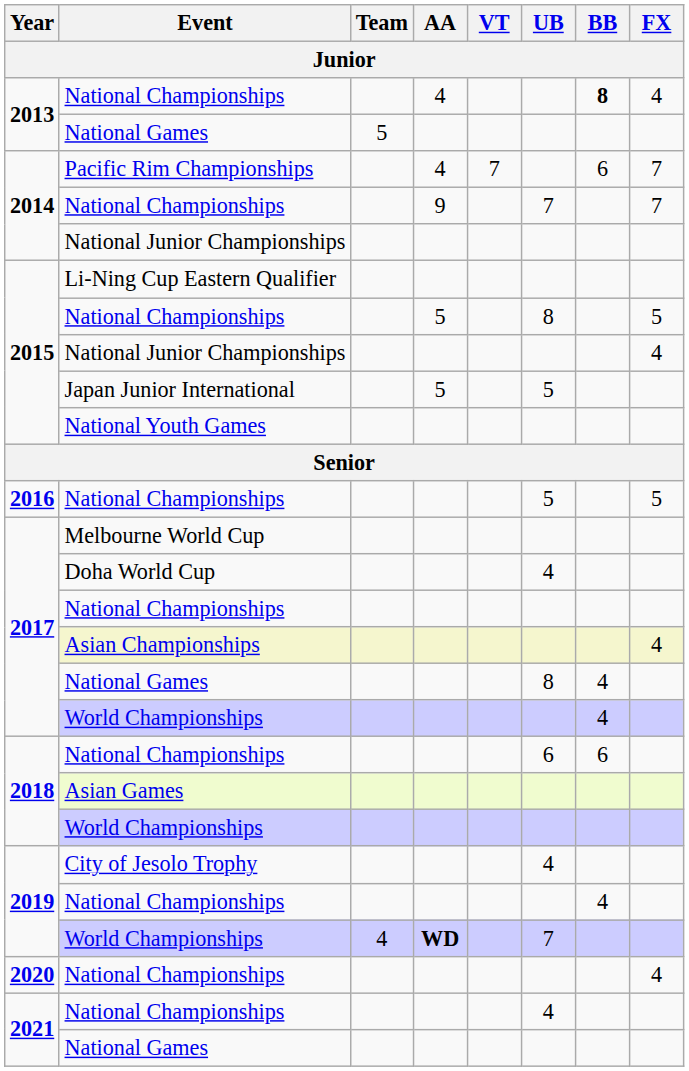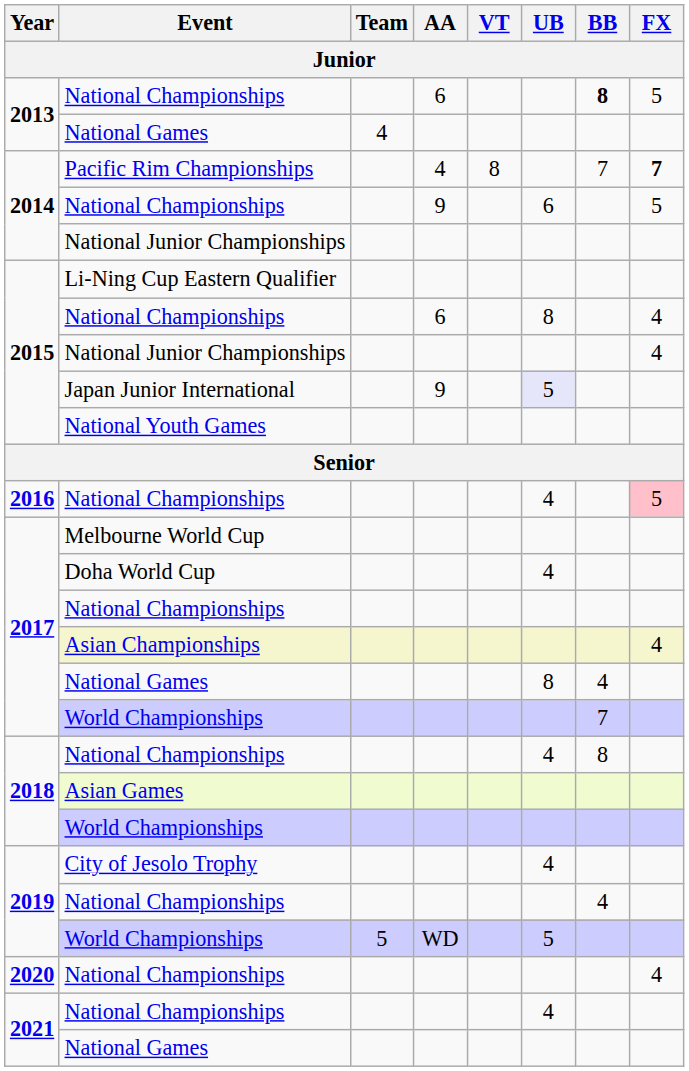(440, 96) 4 -> (440, 96) 6
(657, 96) 4 -> (657, 96) 5
(382, 132) 5 -> (382, 132) 4
(494, 169) 7 -> (494, 169) 8
(602, 169) 6 -> (602, 169) 7
(657, 169) normal -> (657, 169) bold
(548, 205) 7 -> (548, 205) 6
(657, 205) 7 -> (657, 205) 5
(440, 315) 5 -> (440, 315) 6
(657, 315) 5 -> (657, 315) 4
(440, 388) 5 -> (440, 388) 9
(548, 388) no background -> (548, 388) lavender background
(548, 498) 5 -> (548, 498) 4
(657, 498) no background -> (657, 498) pink background
(602, 718) 4 -> (602, 718) 7
(548, 754) 6 -> (548, 754) 4
(602, 754) 6 -> (602, 754) 8
(382, 937) 4 -> (382, 937) 5
(440, 937) bold -> (440, 937) normal
(548, 937) 7 -> (548, 937) 5
